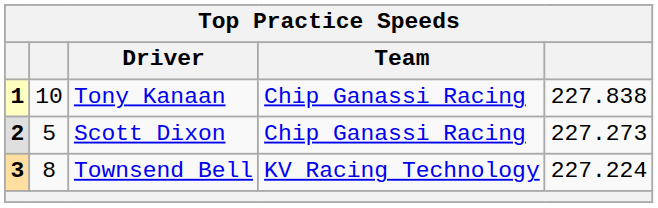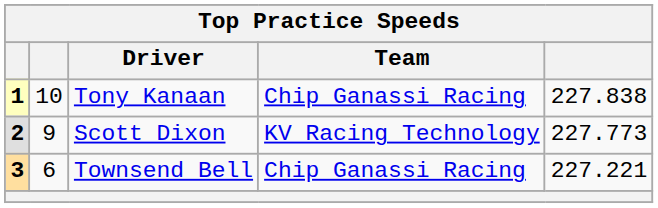(49, 135) 5 -> (49, 135) 9
(395, 135) Chip Ganassi Racing -> (402, 135) KV Racing Technology
(599, 135) 227.273 -> (599, 135) 227.773
(49, 172) 8 -> (49, 172) 6
(402, 172) KV Racing Technology -> (395, 172) Chip Ganassi Racing
(599, 172) 227.224 -> (599, 172) 227.221
